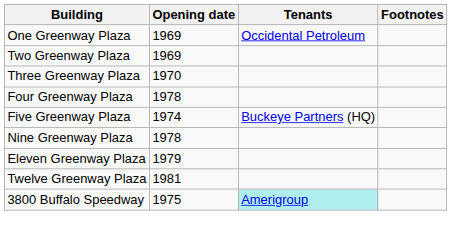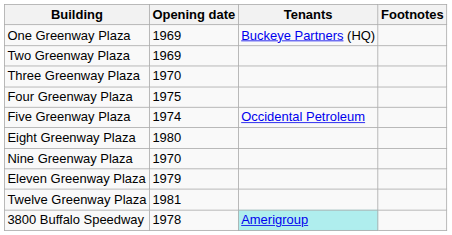(303, 35) Occidental Petroleum -> (308, 35) Buckeye Partners (HQ)
(167, 96) 1978 -> (167, 96) 1975
(308, 117) Buckeye Partners (HQ) -> (303, 117) Occidental Petroleum
+ row: (72, 138)
(167, 138) 1978 -> (167, 158) 1970
(167, 199) 1975 -> (167, 220) 1978
